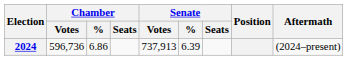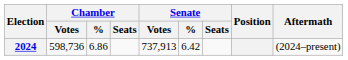(67, 47) 596,736 -> (67, 47) 598,736
(191, 47) 6.39 -> (191, 47) 6.42
